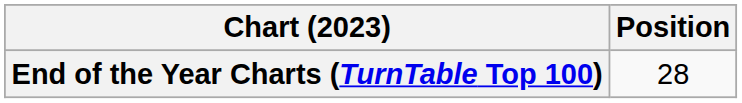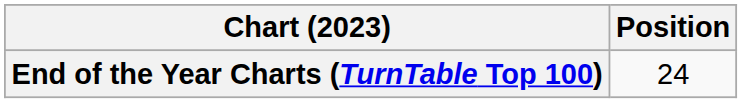(673, 73) 28 -> (673, 73) 24
